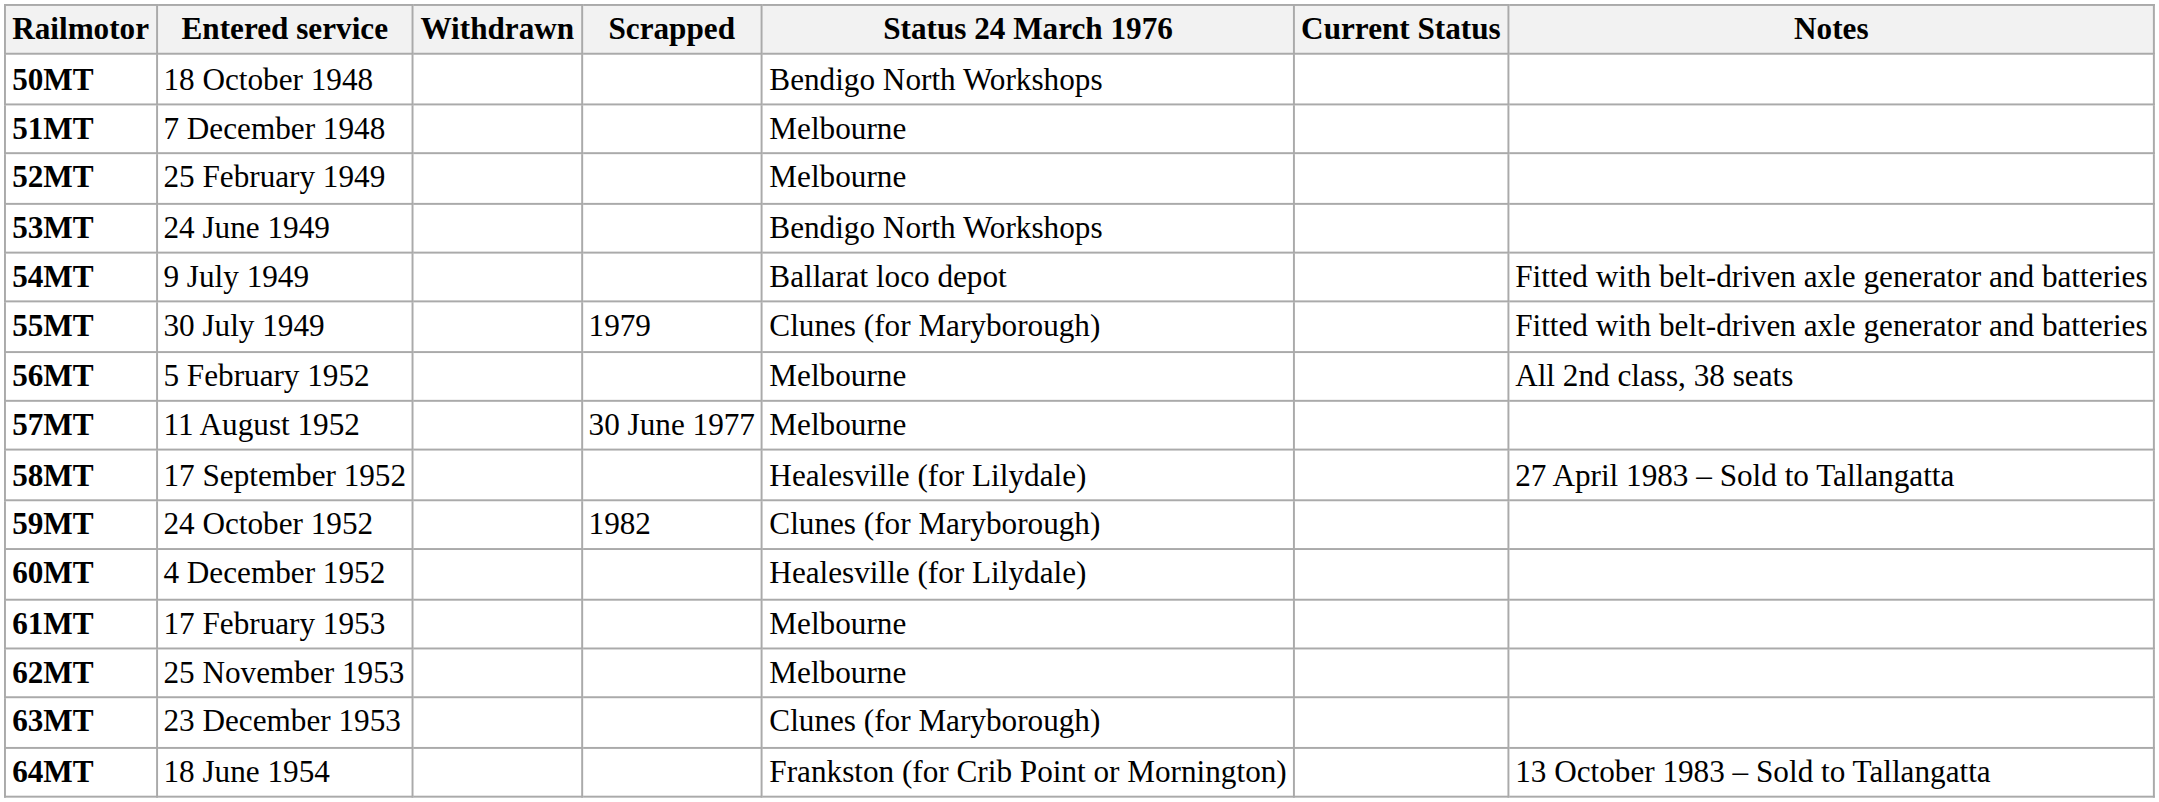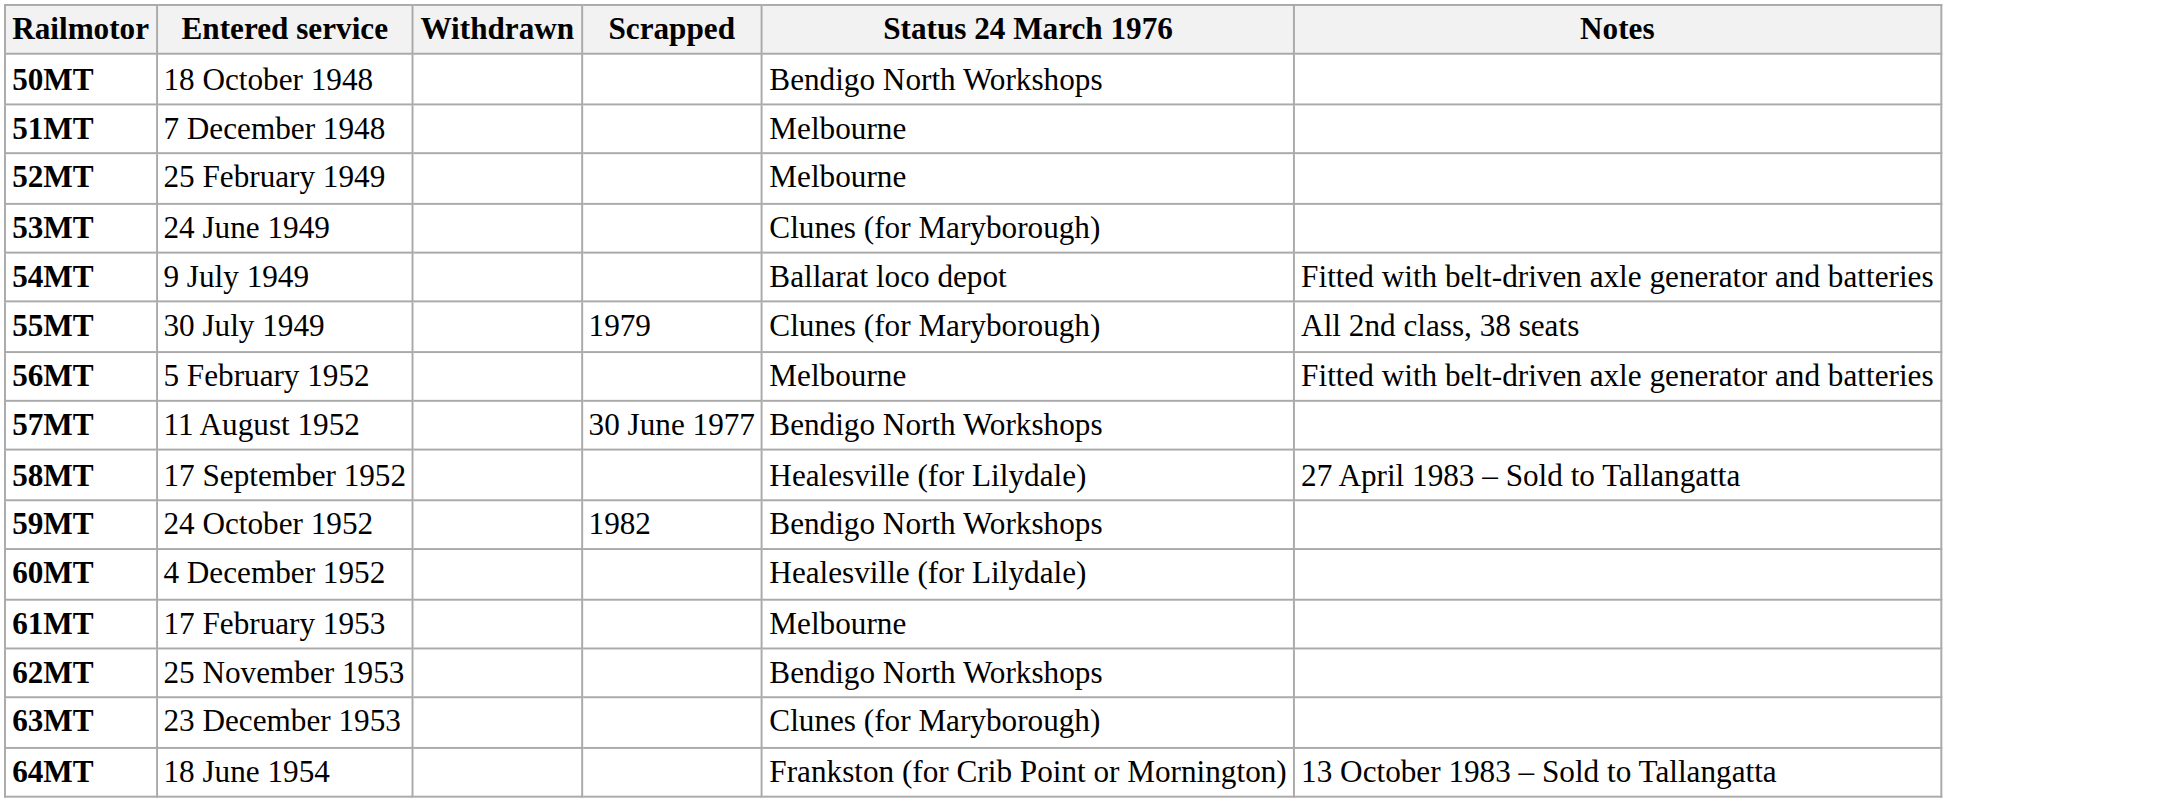- column: (1401, 29)
(936, 227) Bendigo North Workshops -> (935, 227) Clunes (for Maryborough)
(1831, 326) Fitted with belt-driven axle generator and batteries -> (1440, 326) All 2nd class, 38 seats
(1654, 375) All 2nd class, 38 seats -> (1617, 375) Fitted with belt-driven axle generator and batteries
(838, 425) Melbourne -> (936, 425) Bendigo North Workshops
(935, 524) Clunes (for Maryborough) -> (936, 524) Bendigo North Workshops
(838, 672) Melbourne -> (936, 672) Bendigo North Workshops
